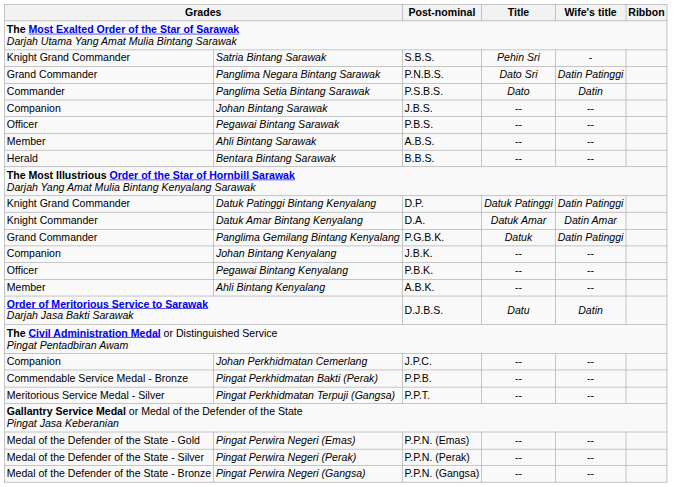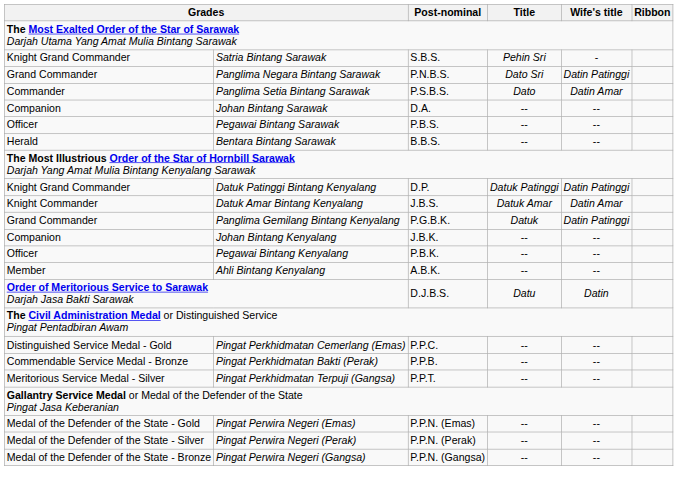(591, 91) Datin -> (596, 91) Datin Amar
(419, 108) J.B.S. -> (421, 108) D.A.
- row: (266, 141)
(415, 220) D.A. -> (424, 204) J.B.S.
- row: (292, 361)
+ row: (311, 345)
